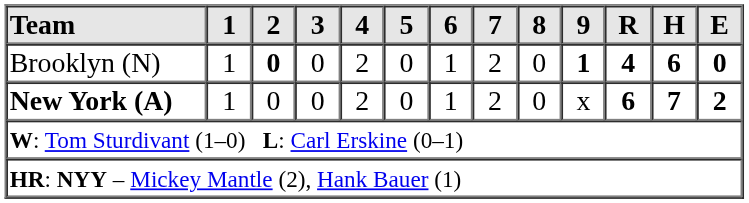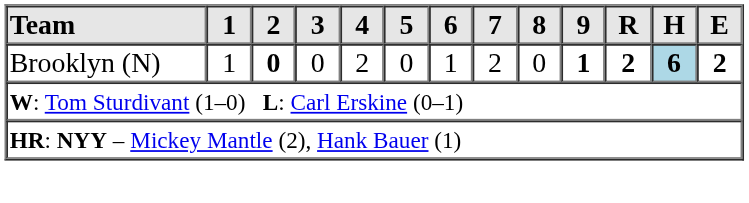(628, 62) 4 -> (628, 62) 2
(674, 62) no background -> (674, 62) lightblue background
(720, 62) 0 -> (720, 62) 2
- row: (91, 101)
